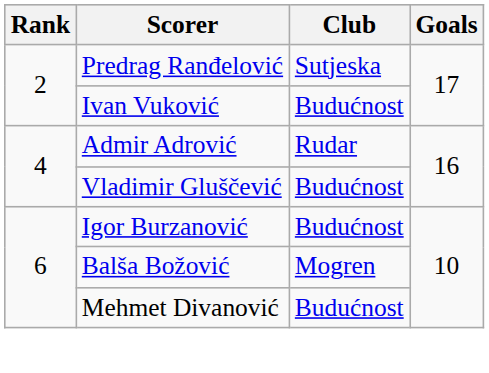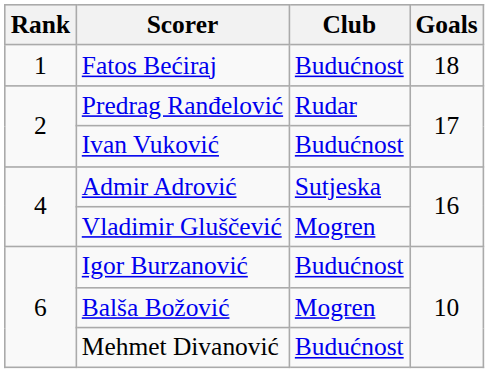+ row: (149, 65)
(338, 65) Sutjeska -> (326, 105) Rudar
(326, 145) Rudar -> (338, 186) Sutjeska
(349, 186) Budućnost -> (335, 226) Mogren
